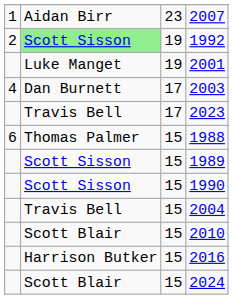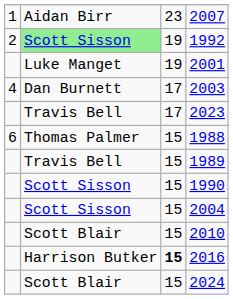(77, 162) Scott Sisson -> (73, 162) Travis Bell
(73, 210) Travis Bell -> (77, 210) Scott Sisson
(173, 258) normal -> (173, 258) bold
